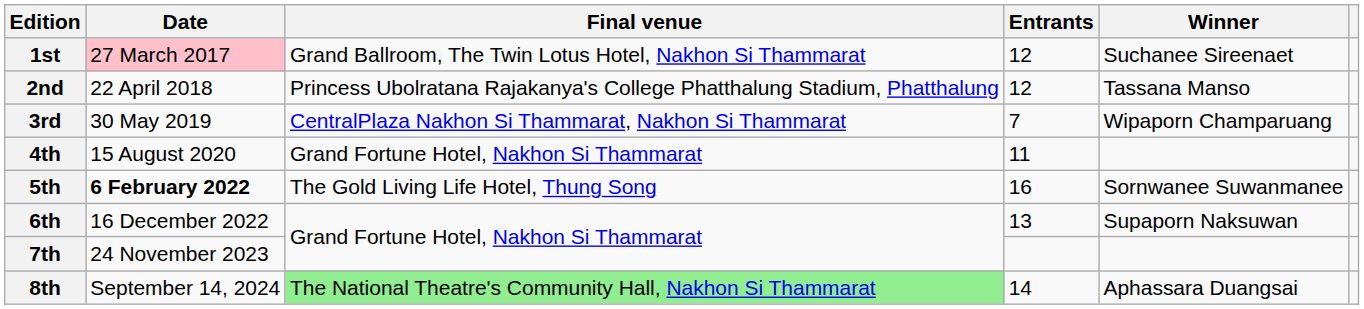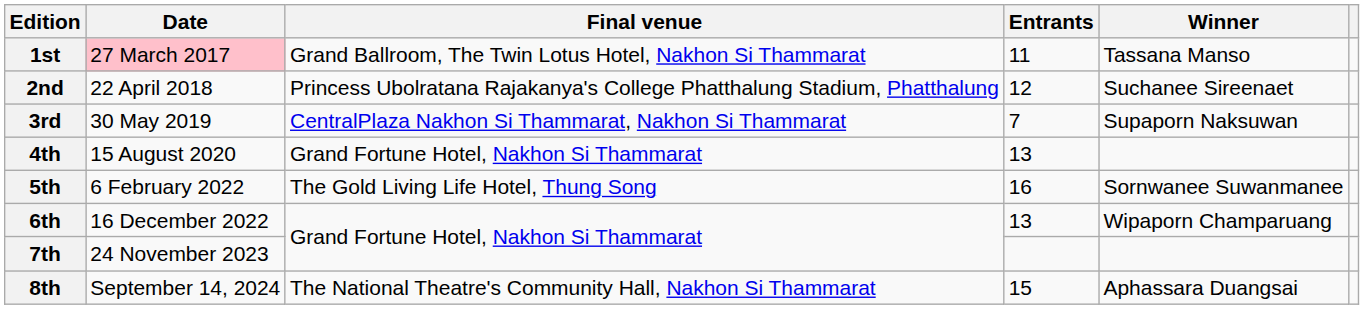(1020, 55) 12 -> (1020, 55) 11
(1198, 55) Suchanee Sireenaet -> (1177, 55) Tassana Manso
(1177, 88) Tassana Manso -> (1198, 88) Suchanee Sireenaet
(1218, 121) Wipaporn Champaruang -> (1201, 121) Supaporn Naksuwan
(1020, 154) 11 -> (1020, 154) 13
(170, 188) bold -> (167, 188) normal
(1201, 221) Supaporn Naksuwan -> (1218, 221) Wipaporn Champaruang
(583, 287) lightgreen background -> (583, 287) no background
(1020, 287) 14 -> (1020, 287) 15
